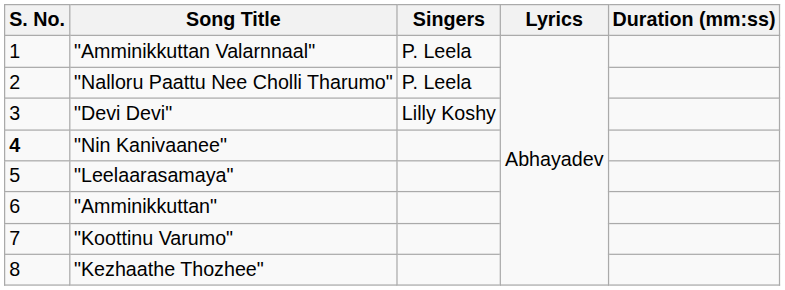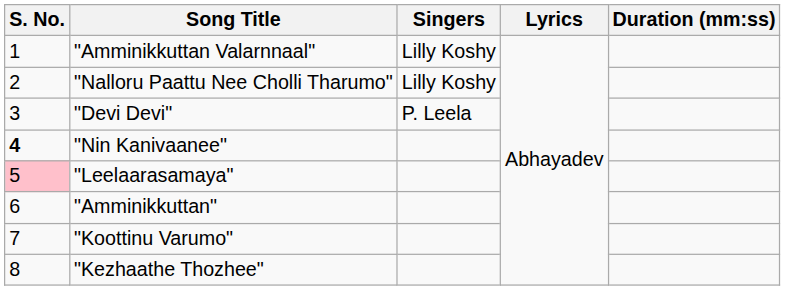(437, 51) P. Leela -> (449, 51) Lilly Koshy
(437, 82) P. Leela -> (449, 82) Lilly Koshy
(449, 113) Lilly Koshy -> (437, 113) P. Leela
(15, 176) no background -> (15, 176) pink background
